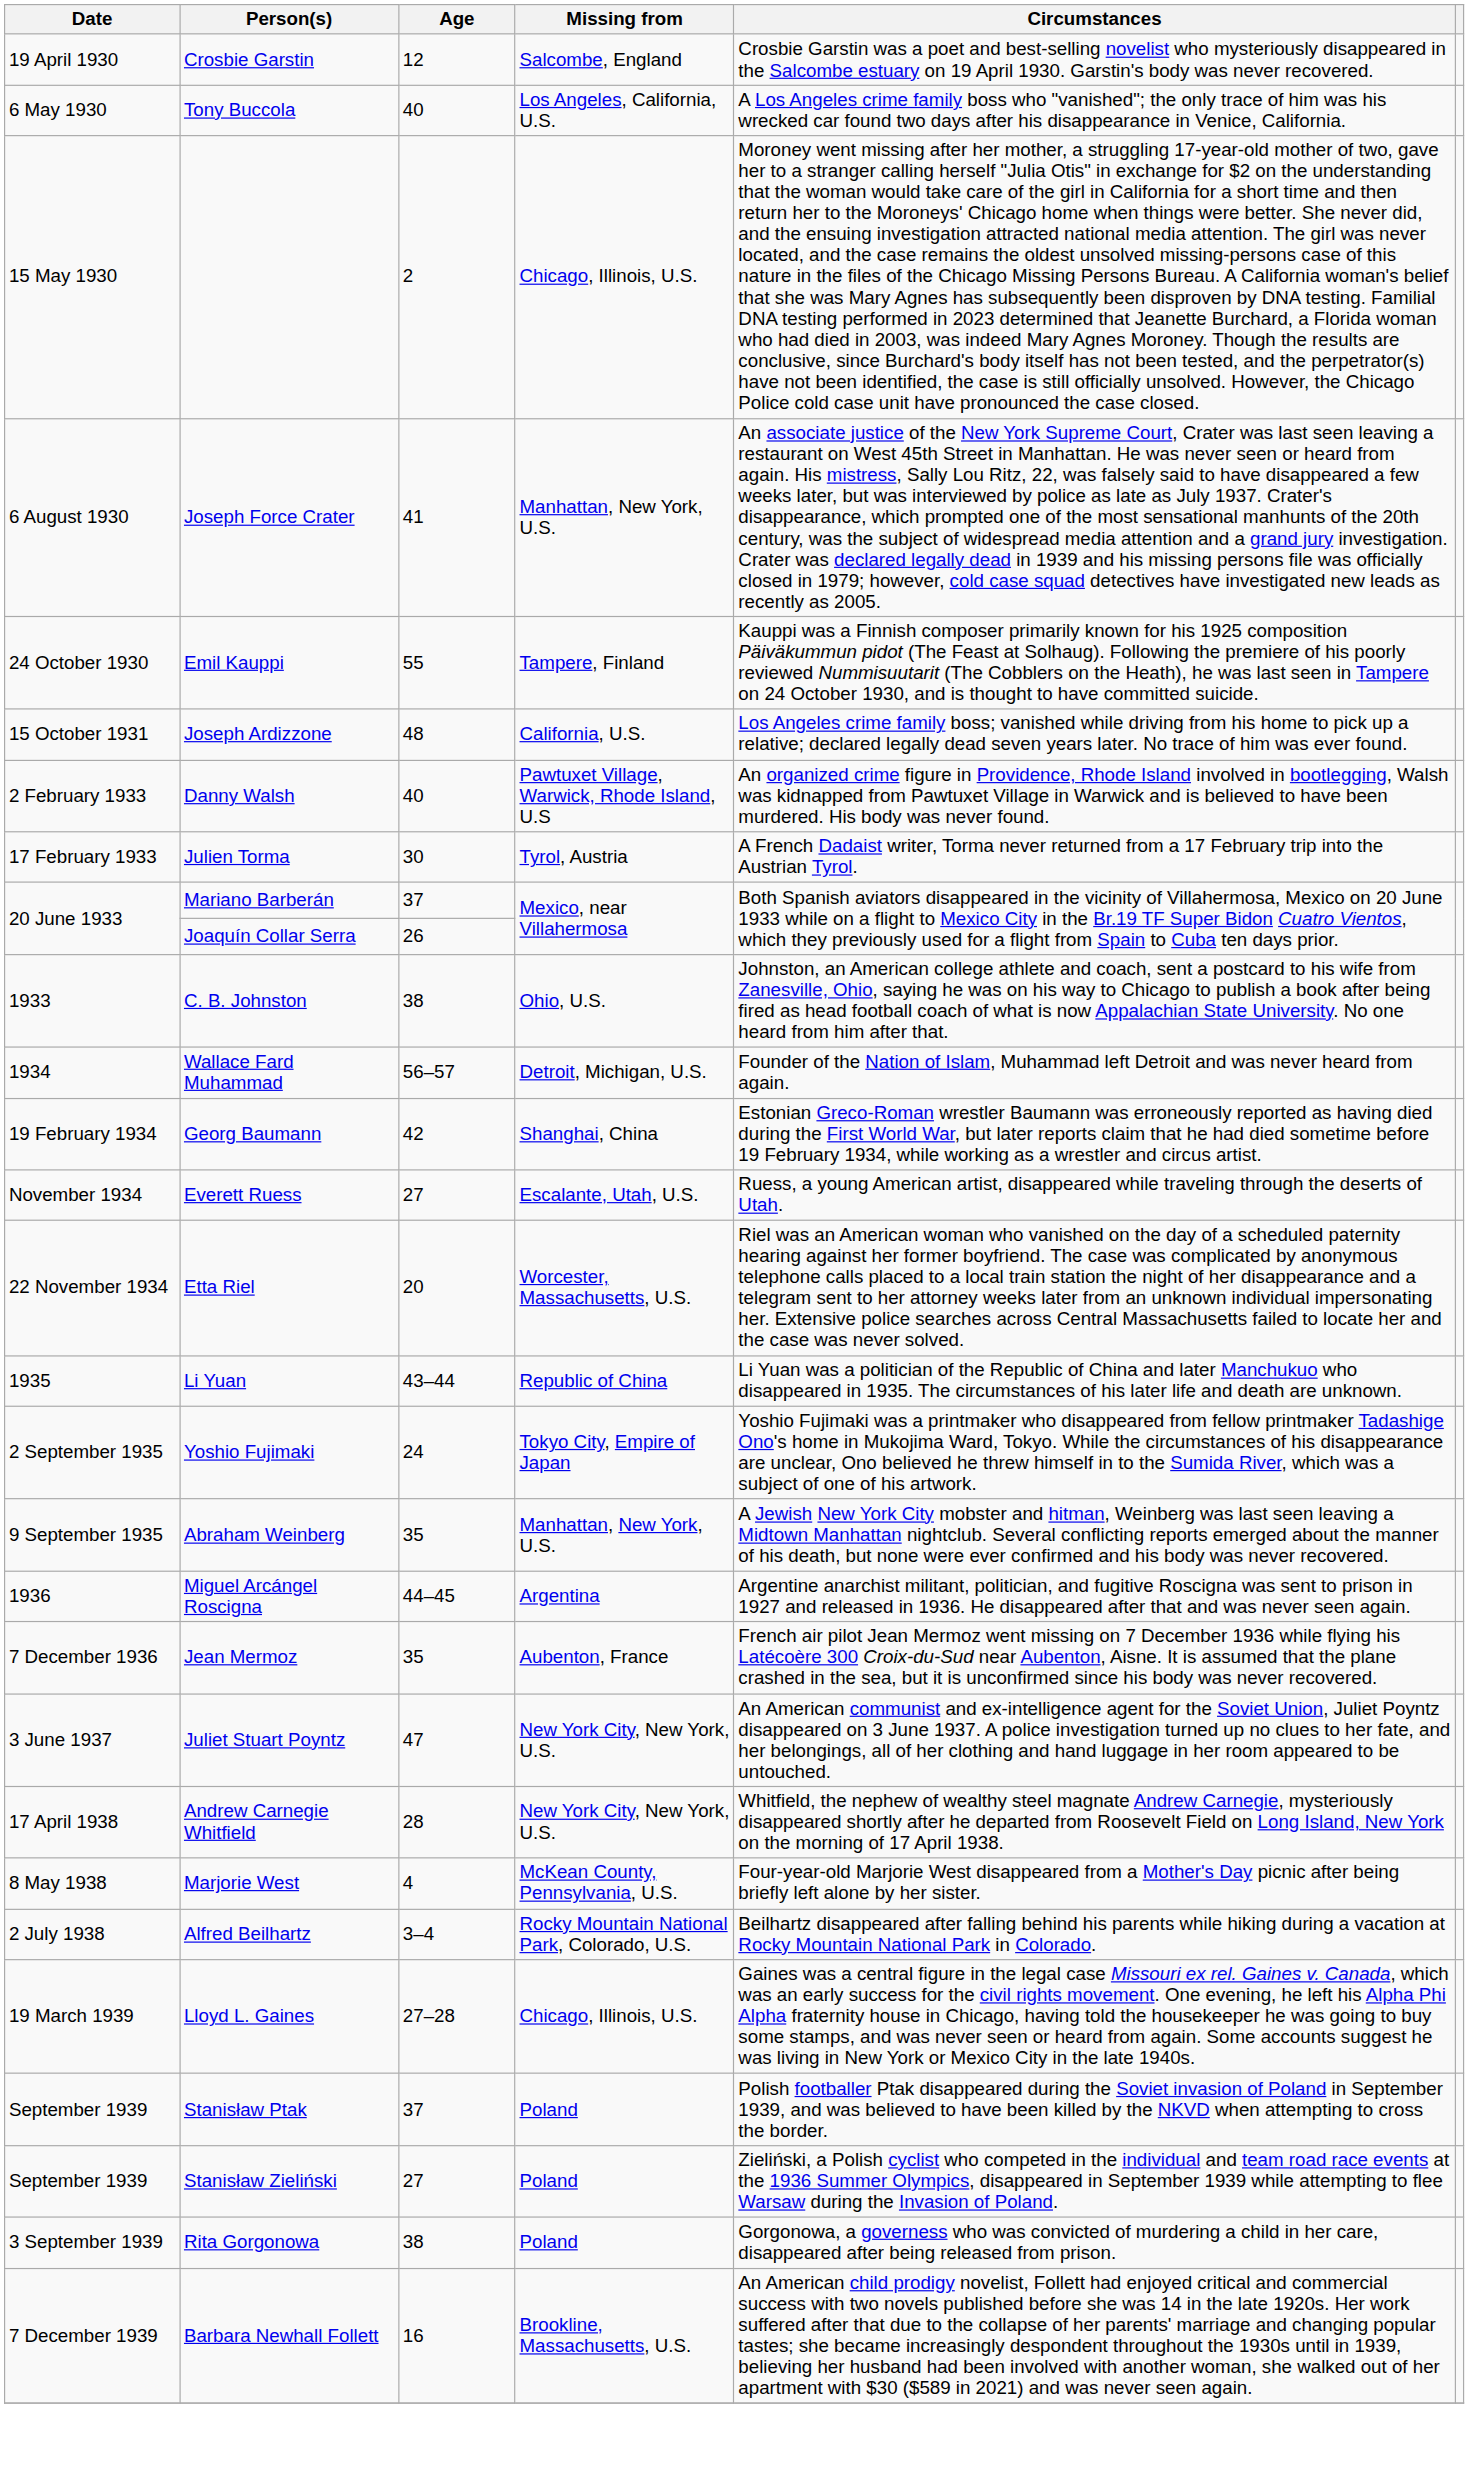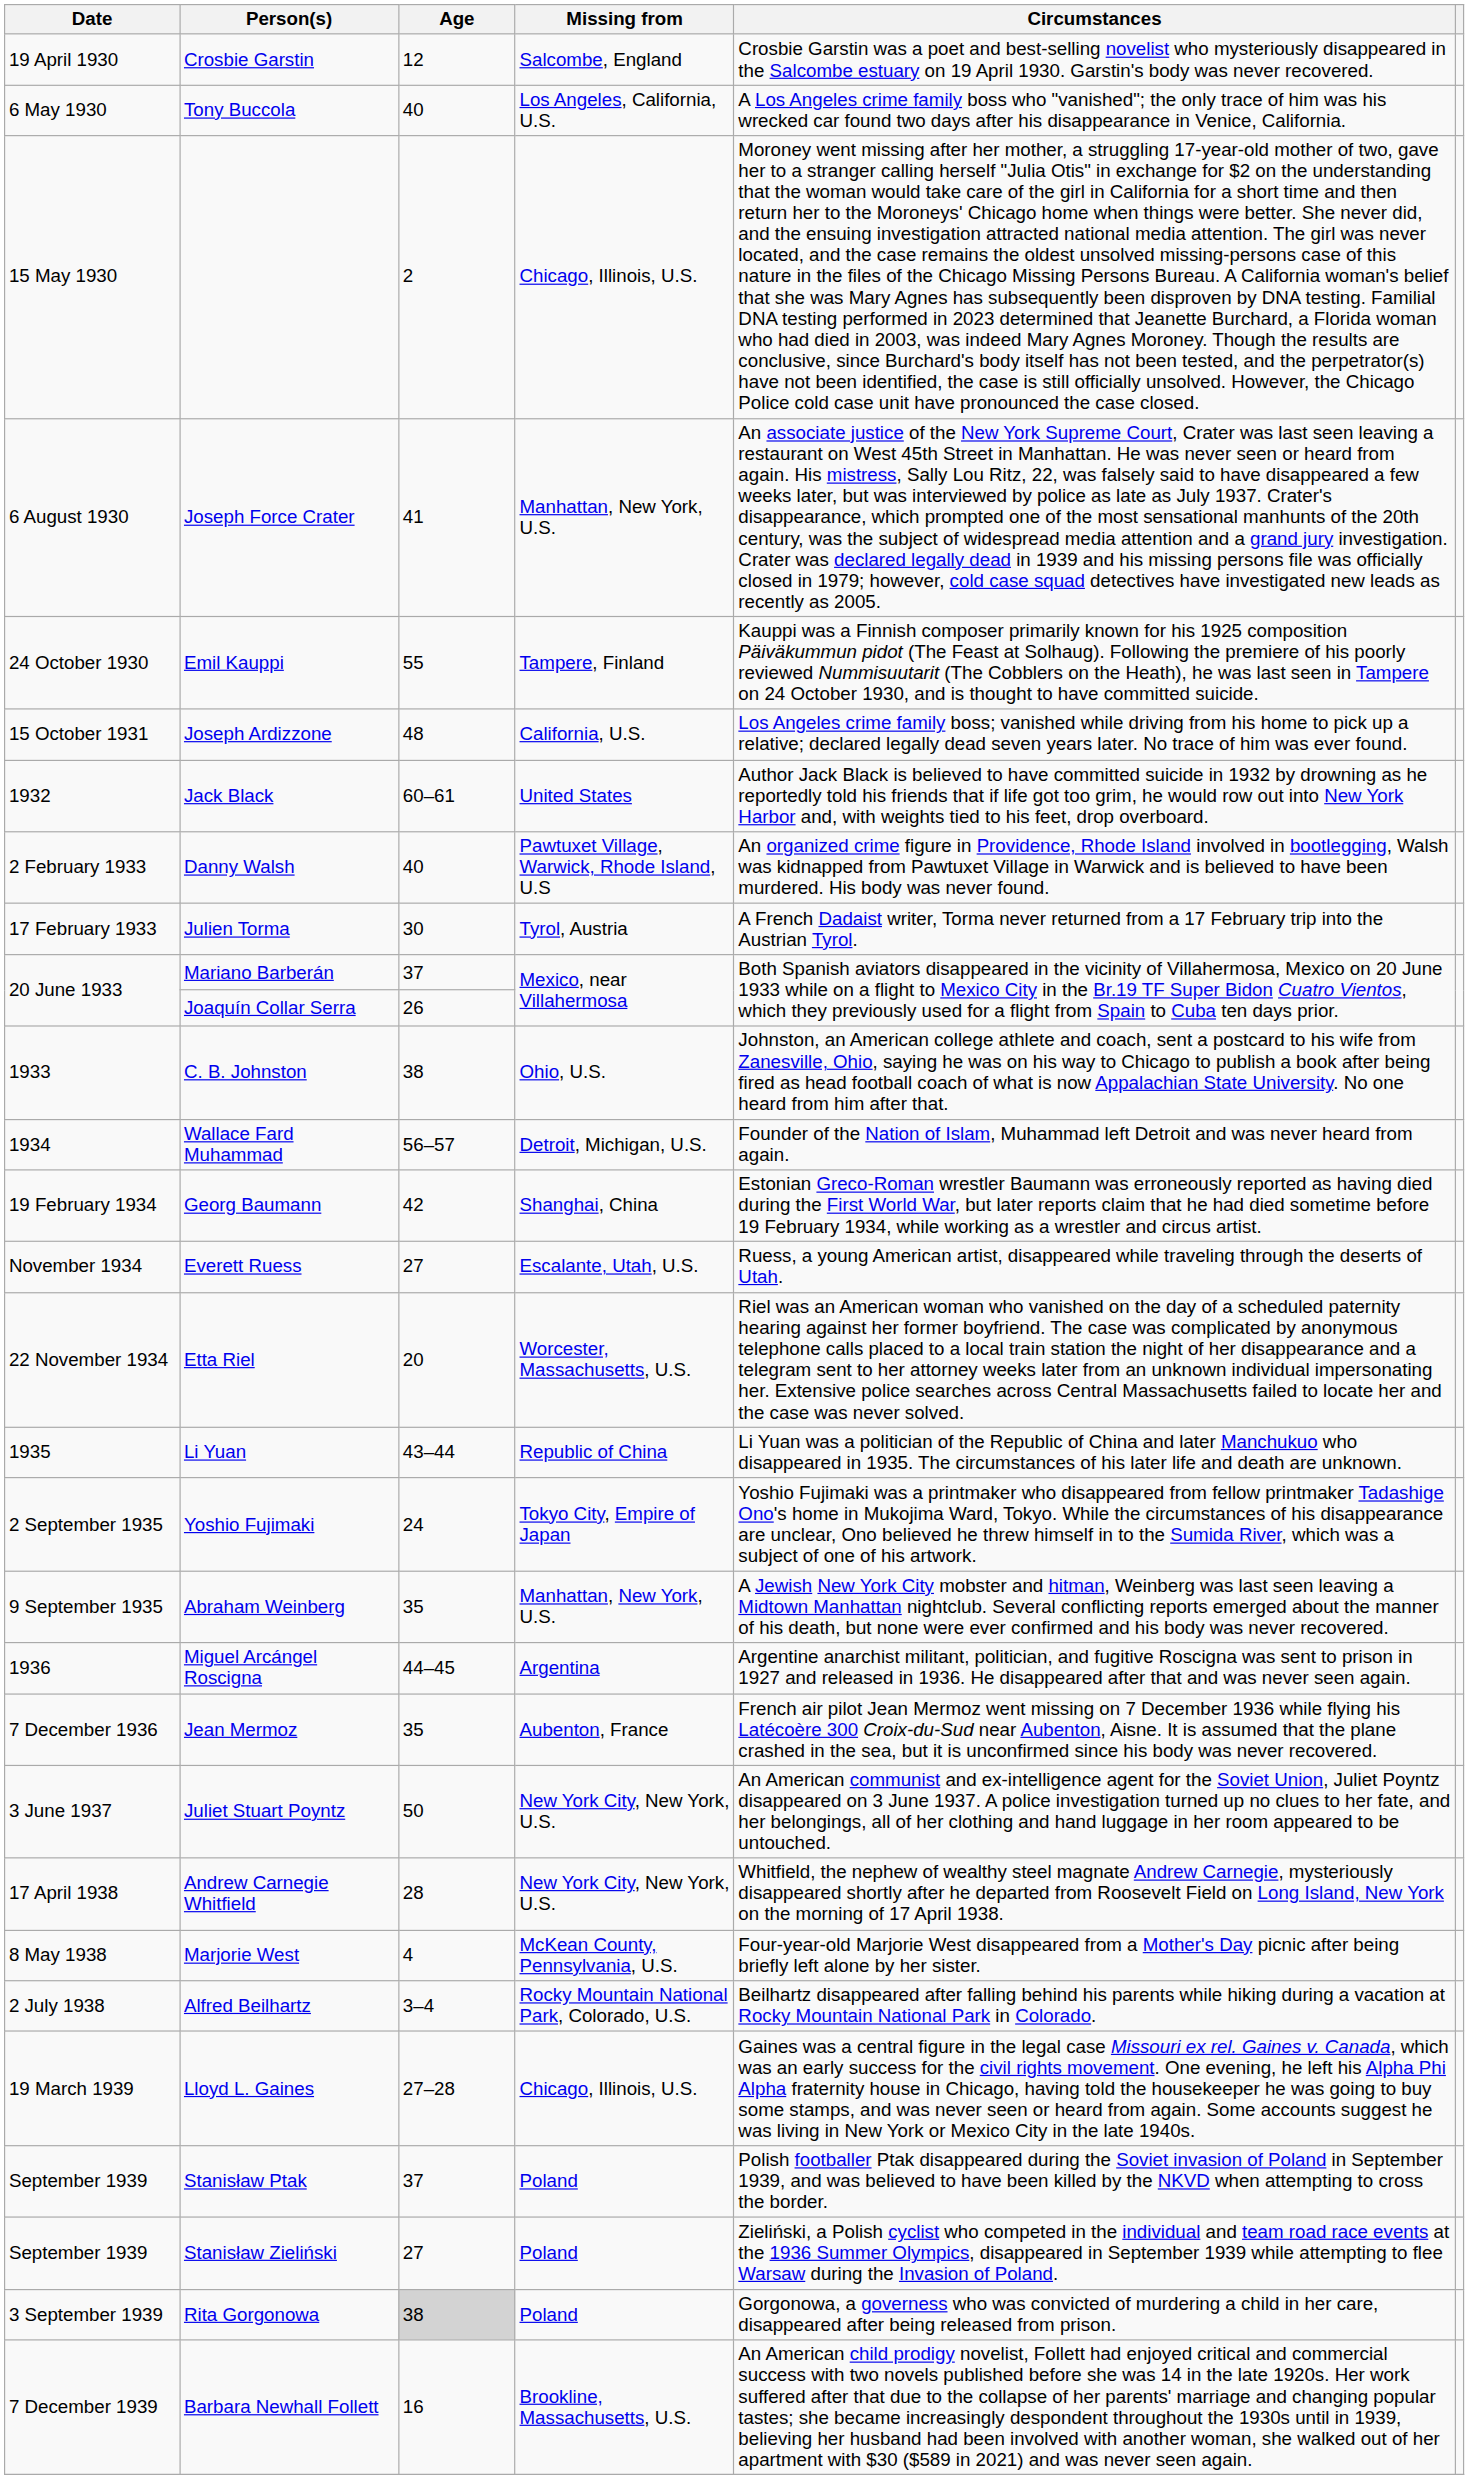+ row: (30, 795)
(413, 1739) 47 -> (413, 1811) 50
(413, 2242) no background -> (413, 2314) lightgrey background
